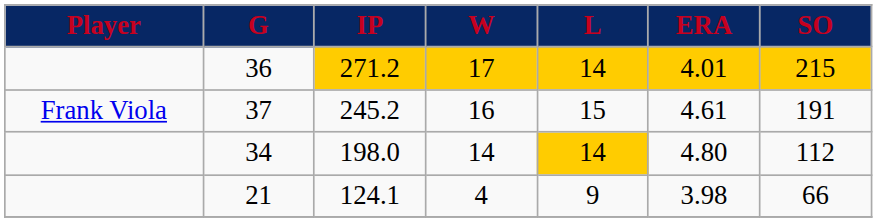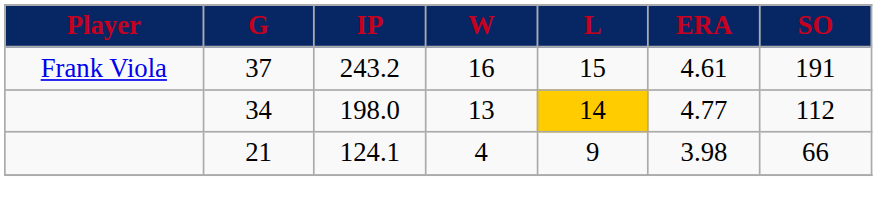- row: (259, 68)
(370, 110) 245.2 -> (370, 68) 243.2
(481, 152) 14 -> (481, 110) 13
(704, 152) 4.80 -> (704, 110) 4.77
